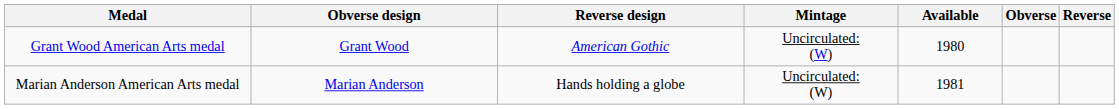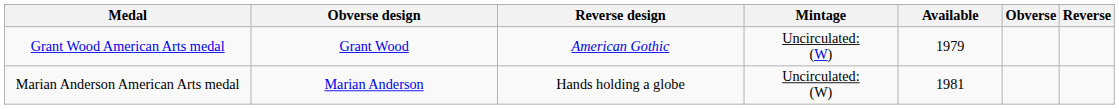(950, 46) 1980 -> (950, 46) 1979
